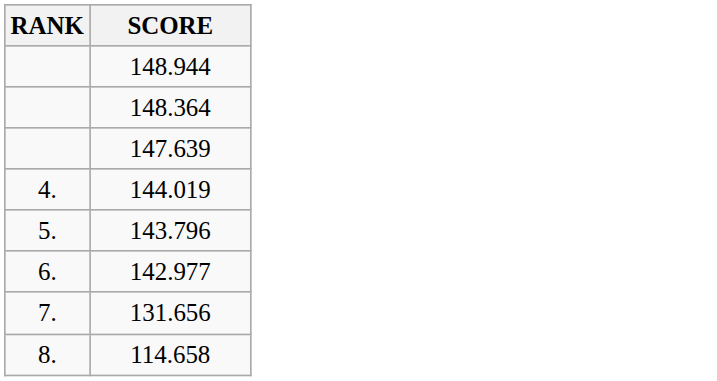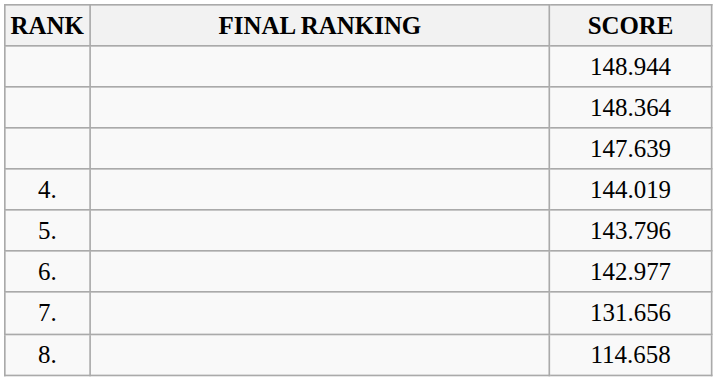+ column: (320, 25)
